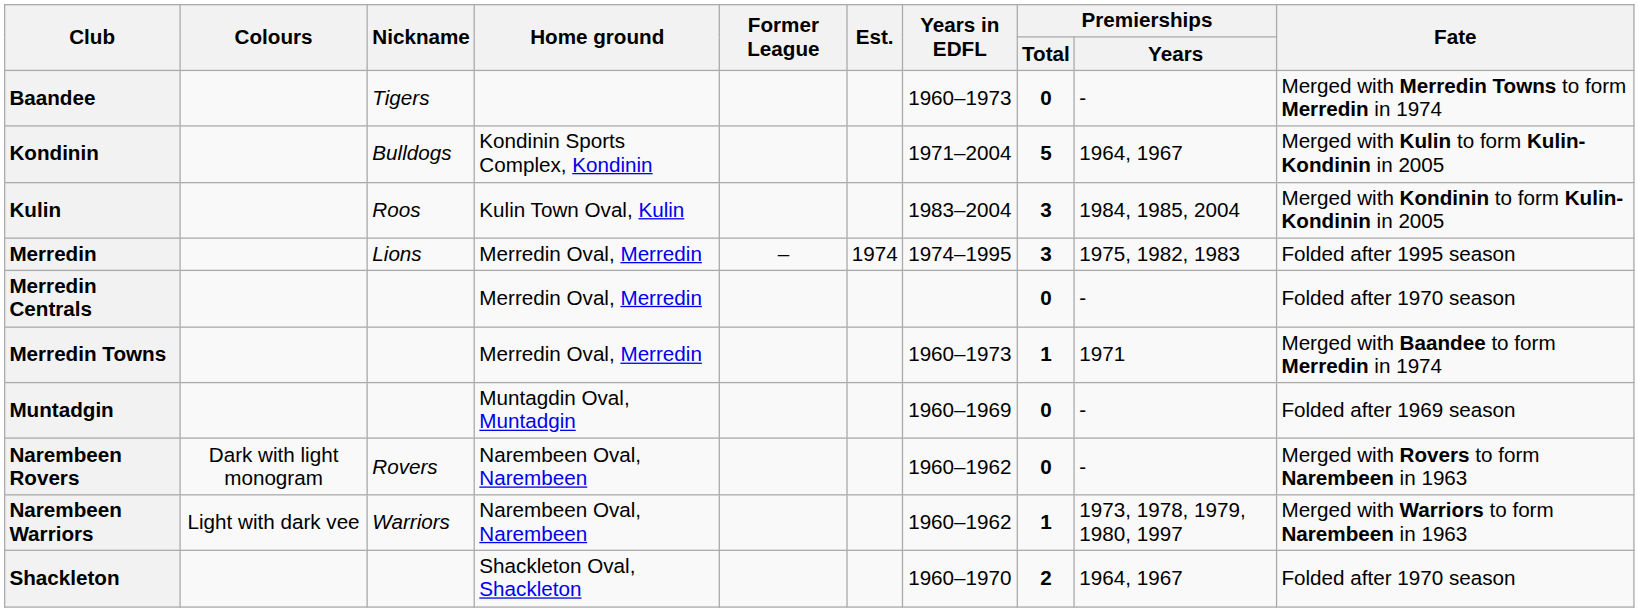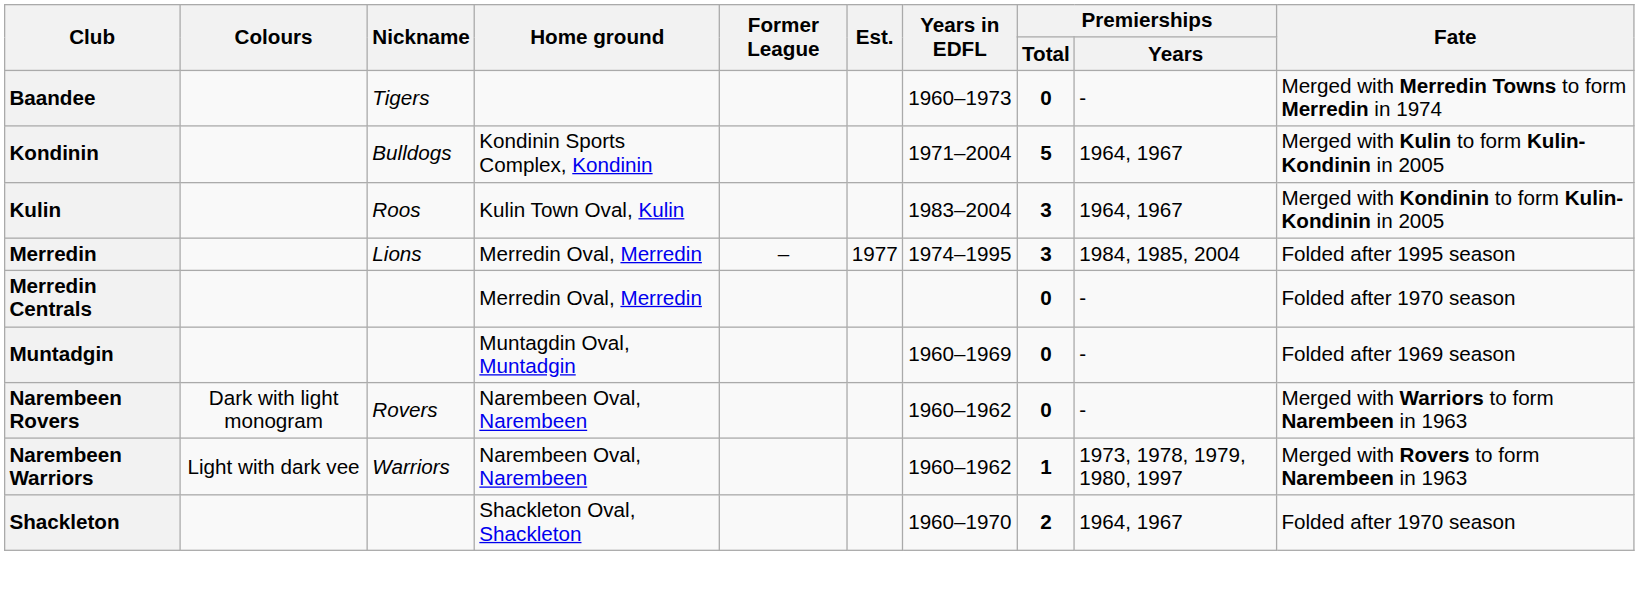(1160, 209) 1984, 1985, 2004 -> (1131, 209) 1964, 1967
(875, 254) 1974 -> (875, 254) 1977
(1160, 254) 1975, 1982, 1983 -> (1160, 254) 1984, 1985, 2004
- row: (88, 354)
(1410, 466) Merged with Rovers to form Narembeen in 1963 -> (1418, 410) Merged with Warriors to form Narembeen in 1963
(1418, 522) Merged with Warriors to form Narembeen in 1963 -> (1410, 466) Merged with Rovers to form Narembeen in 1963
